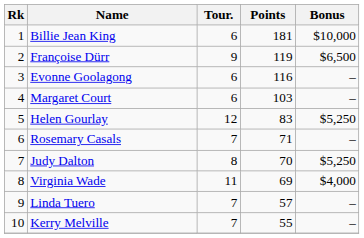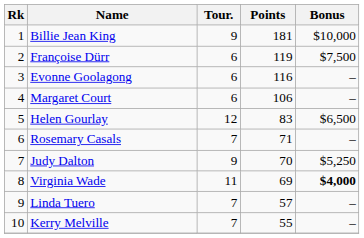(234, 35) 6 -> (234, 35) 9
(234, 56) 9 -> (234, 56) 6
(338, 56) $6,500 -> (338, 56) $7,500
(283, 98) 103 -> (283, 98) 106
(338, 118) $5,250 -> (338, 118) $6,500
(234, 160) 8 -> (234, 160) 9
(338, 181) normal -> (338, 181) bold
